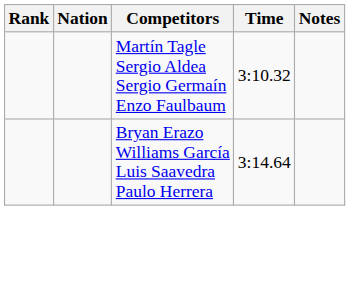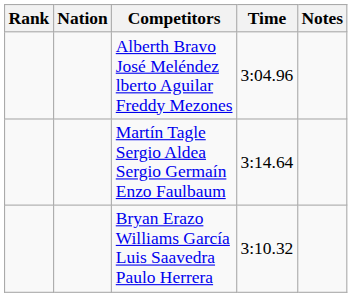+ row: (174, 75)
(264, 75) 3:10.32 -> (267, 161) 3:14.64
(264, 161) 3:14.64 -> (267, 248) 3:10.32
